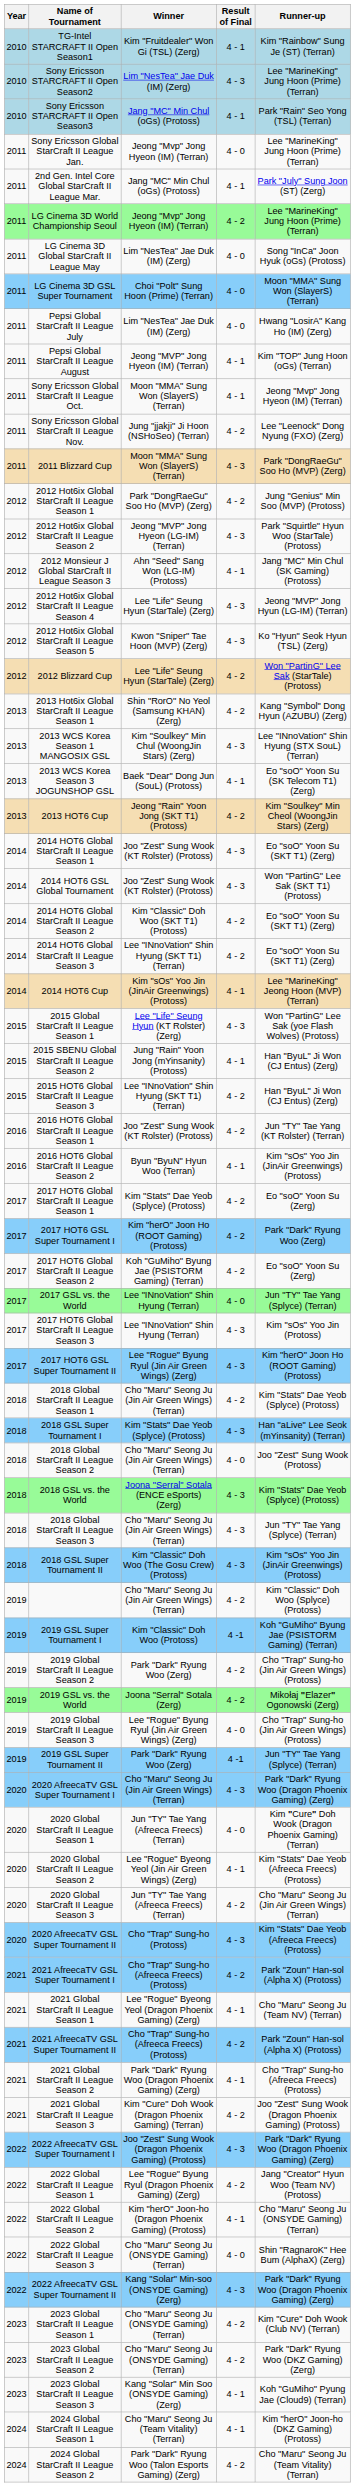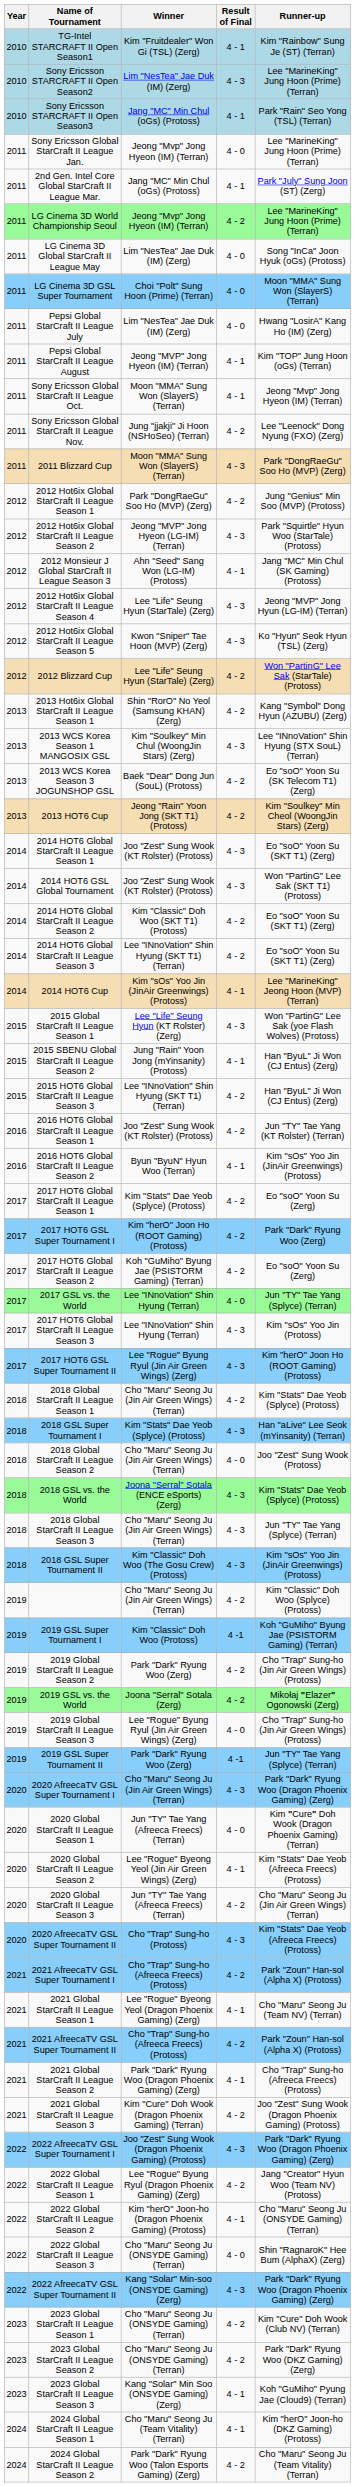(236, 781) 4 - 1 -> (236, 781) 4 - 2
